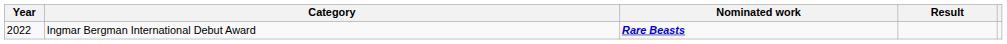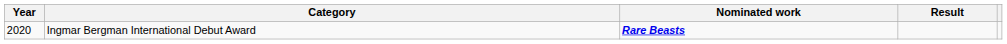(19, 30) 2022 -> (19, 30) 2020
